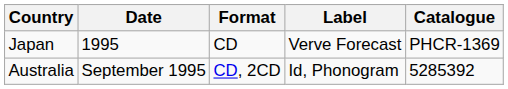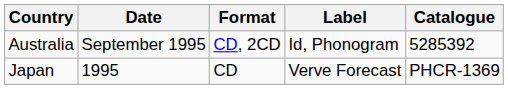rows swapped: (41, 71) <-> (31, 44)
